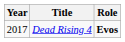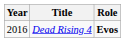(17, 29) 2017 -> (17, 29) 2016
